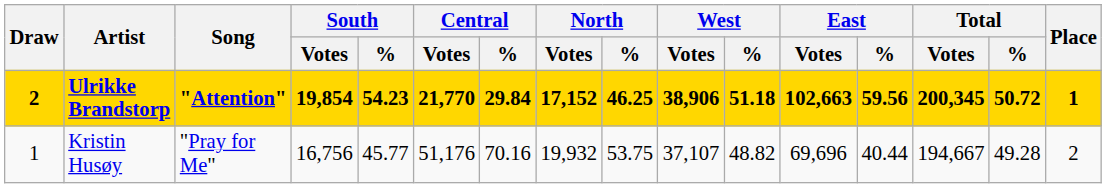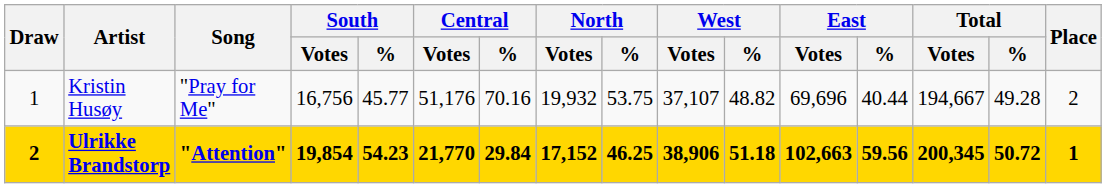rows swapped: (97, 153) <-> (119, 97)
